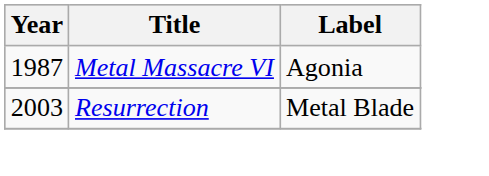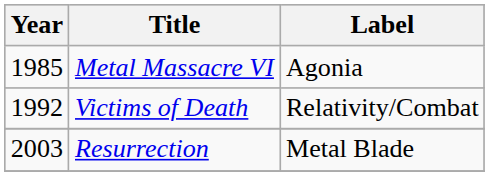(37, 66) 1987 -> (37, 66) 1985
+ row: (162, 107)
